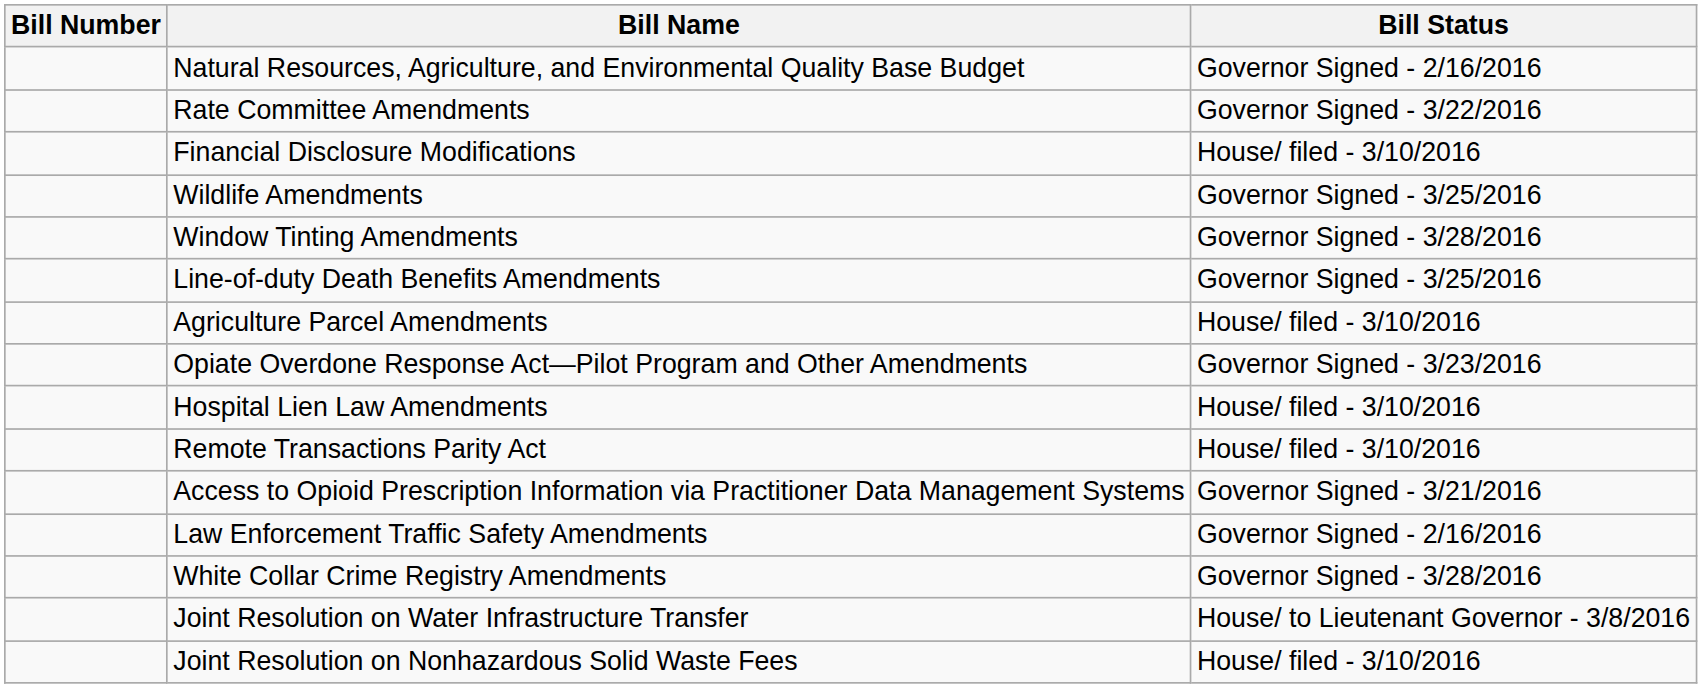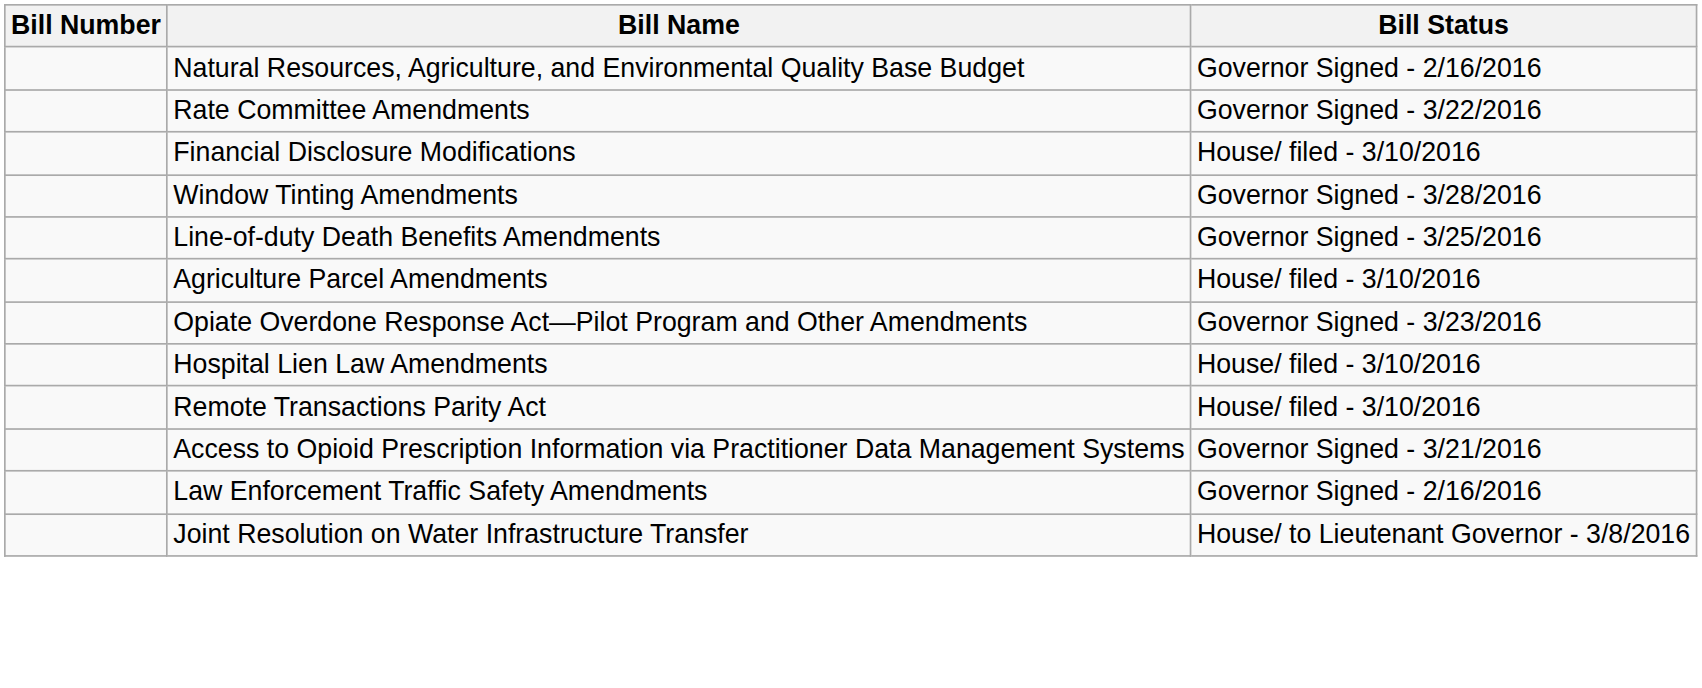- row: (298, 195)
- row: (420, 576)
- row: (485, 661)
